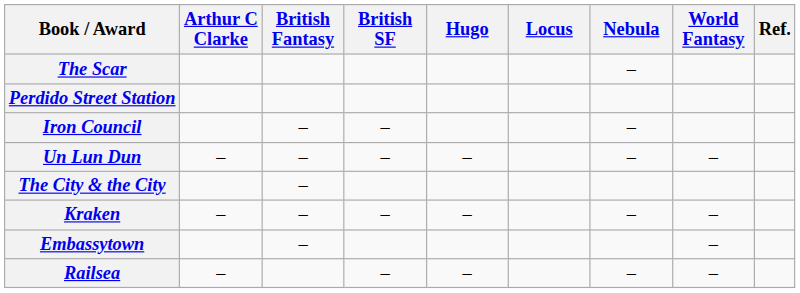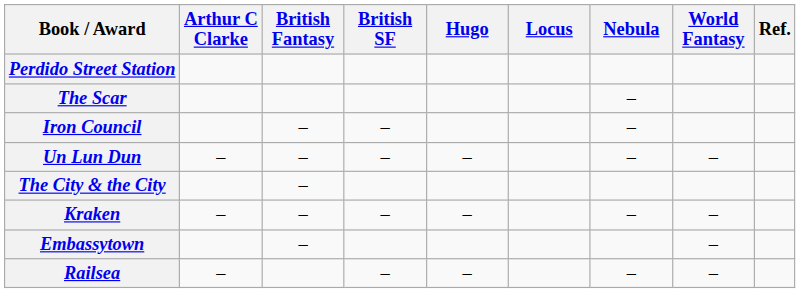rows swapped: (92, 98) <-> (92, 68)
